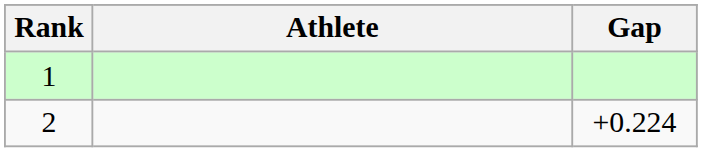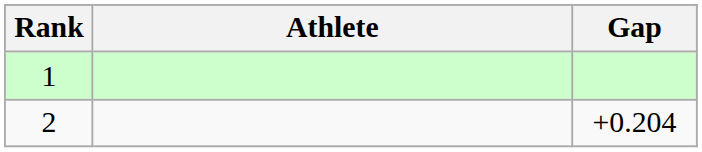(634, 122) +0.224 -> (634, 122) +0.204
